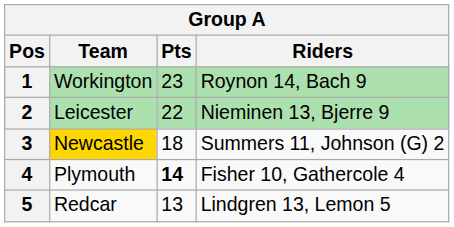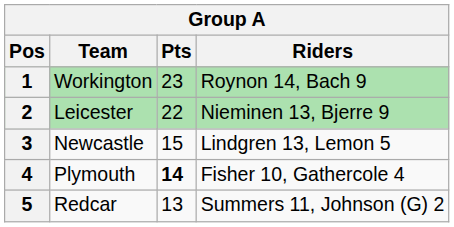(99, 143) gold background -> (99, 143) no background
(172, 143) 18 -> (172, 143) 15
(323, 143) Summers 11, Johnson (G) 2 -> (296, 143) Lindgren 13, Lemon 5
(296, 205) Lindgren 13, Lemon 5 -> (323, 205) Summers 11, Johnson (G) 2
